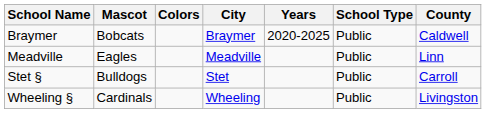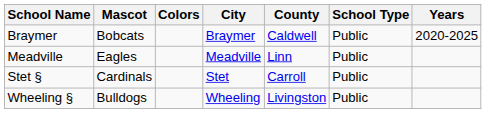columns swapped: (449, 14) <-> (299, 14)
(122, 77) Bulldogs -> (124, 77) Cardinals
(124, 98) Cardinals -> (122, 98) Bulldogs
